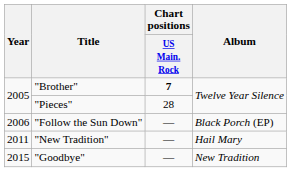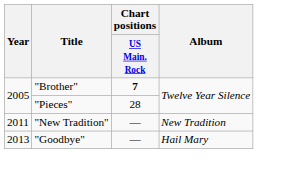- row: (88, 122)
(218, 139) Hail Mary -> (194, 122) New Tradition
(18, 157) 2015 -> (18, 139) 2013
(227, 157) New Tradition -> (185, 139) Hail Mary
